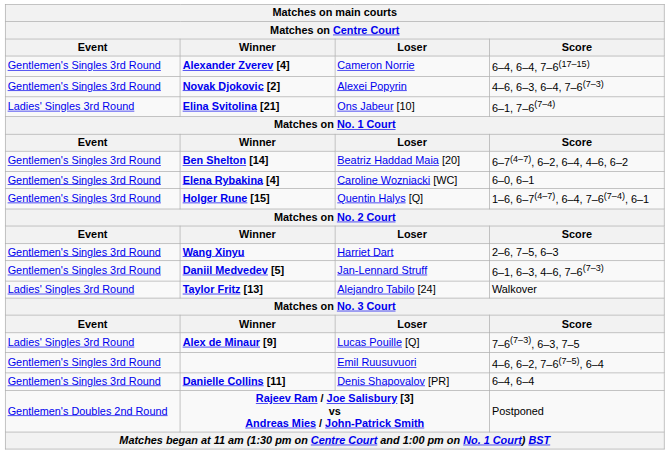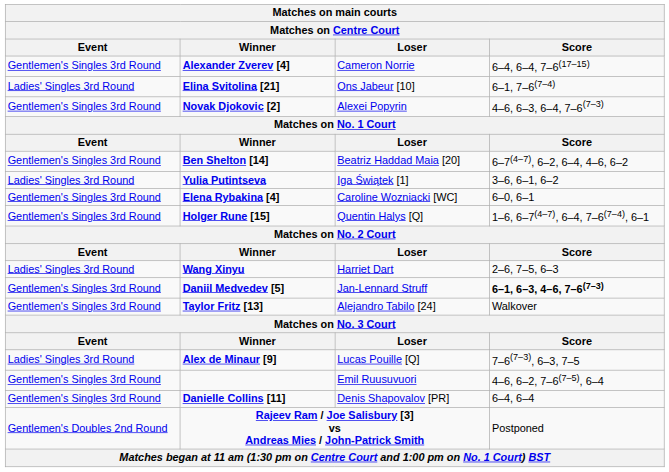rows swapped: (231, 106) <-> (231, 86)
+ row: (224, 180)
(84, 252) Gentlemen's Singles 3rd Round -> (71, 269) Ladies' Singles 3rd Round
(548, 270) normal -> (548, 288) bold
(71, 289) Ladies' Singles 3rd Round -> (84, 306) Gentlemen's Singles 3rd Round
